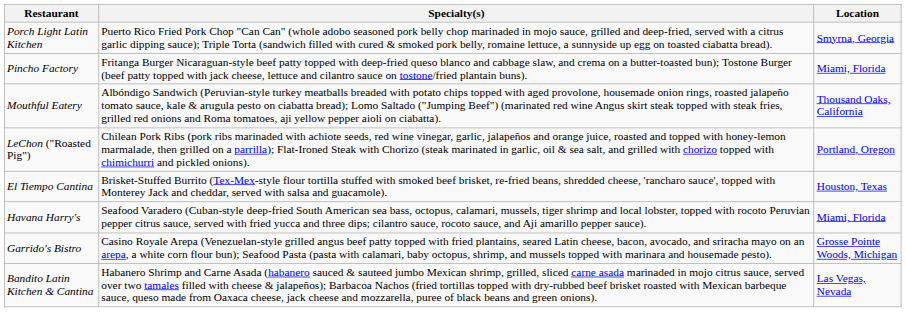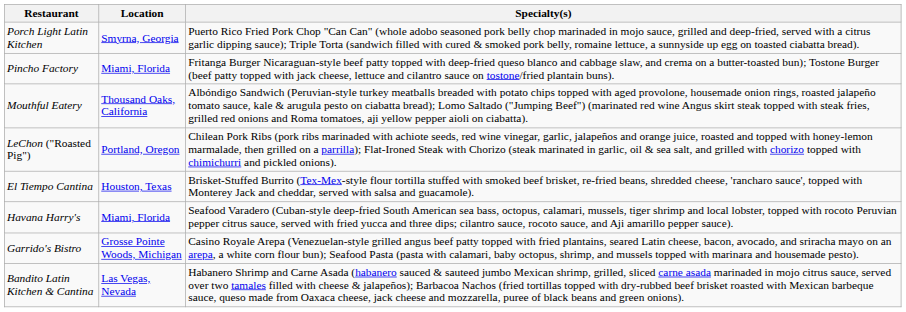columns swapped: (858, 13) <-> (456, 13)
